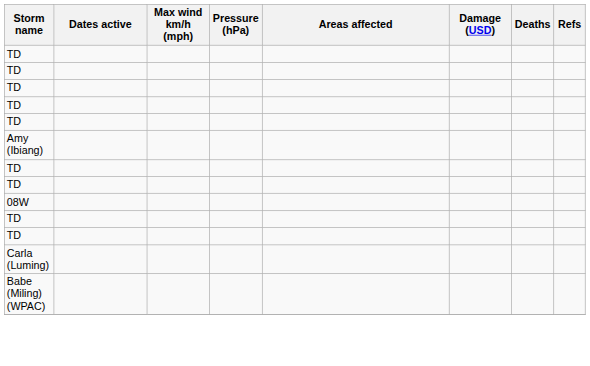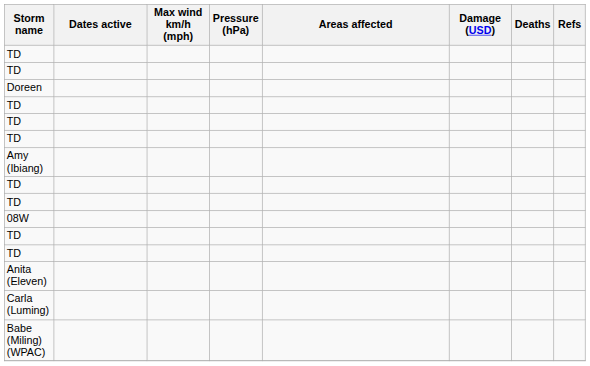+ row: (24, 88)
+ row: (27, 276)
